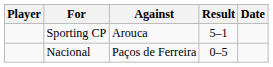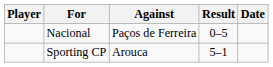rows swapped: (76, 33) <-> (68, 52)
